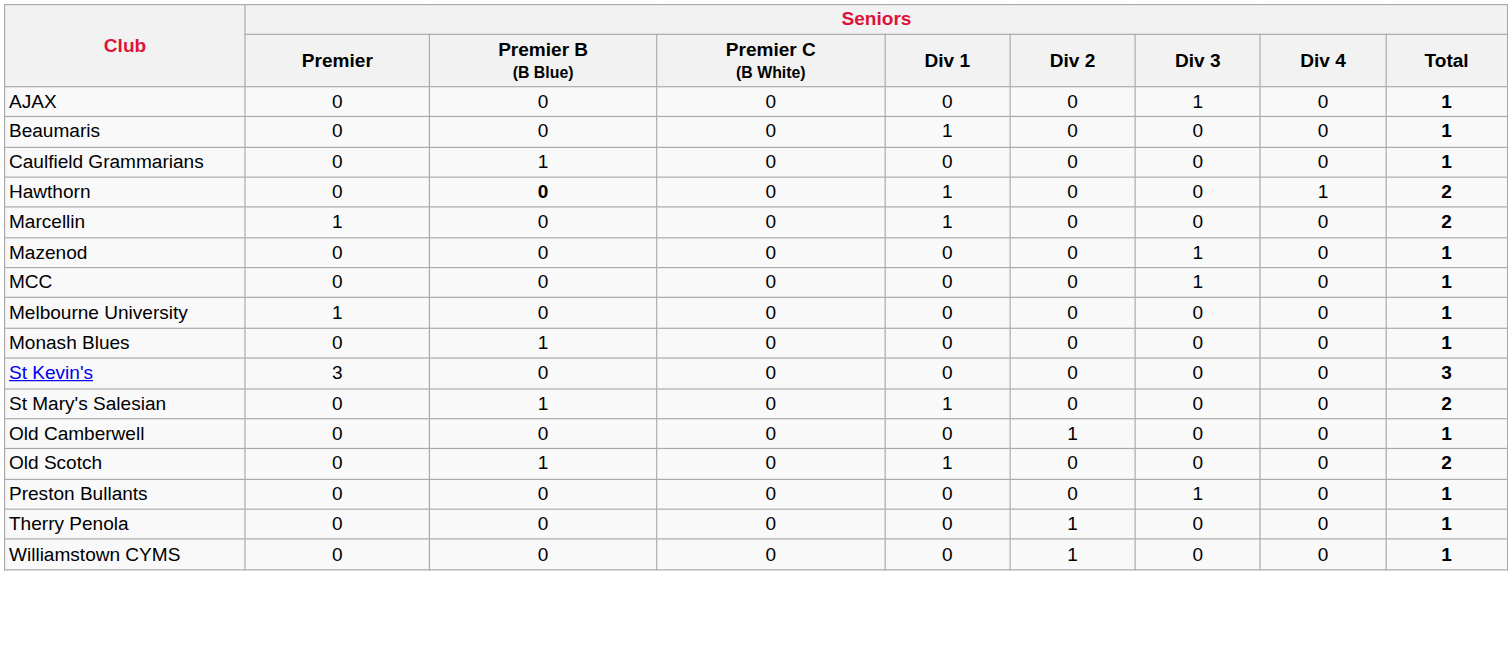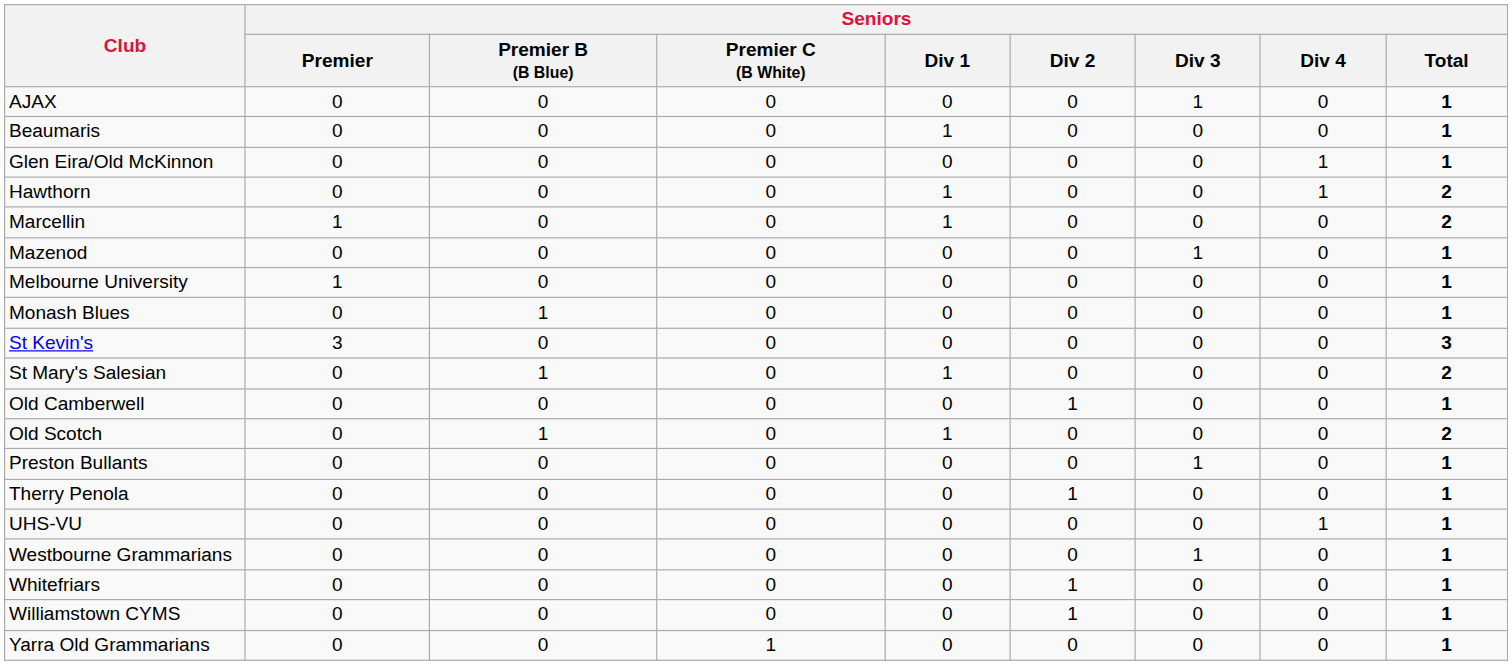- row: (106, 161)
+ row: (111, 161)
(543, 191) bold -> (543, 191) normal
- row: (31, 282)
+ row: (45, 524)
+ row: (120, 554)
+ row: (54, 584)
+ row: (109, 644)
